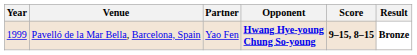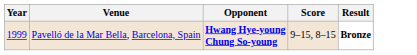- column: (222, 13)
(351, 35) bold -> (313, 35) normal
